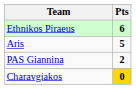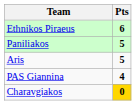+ row: (28, 44)
(122, 60) 2 -> (122, 76) 4
